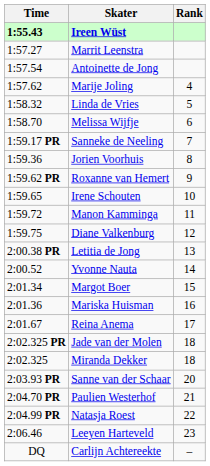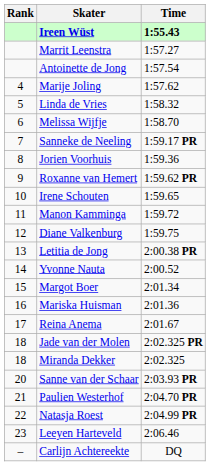columns swapped: (189, 13) <-> (36, 13)
